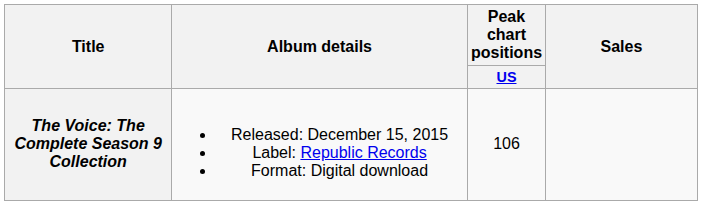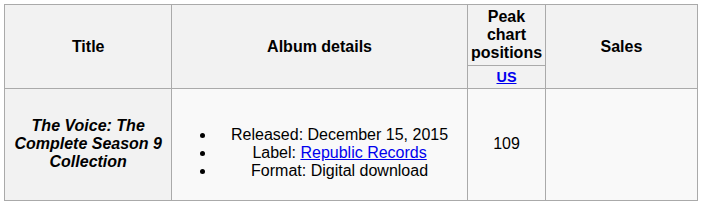(506, 144) 106 -> (506, 144) 109
